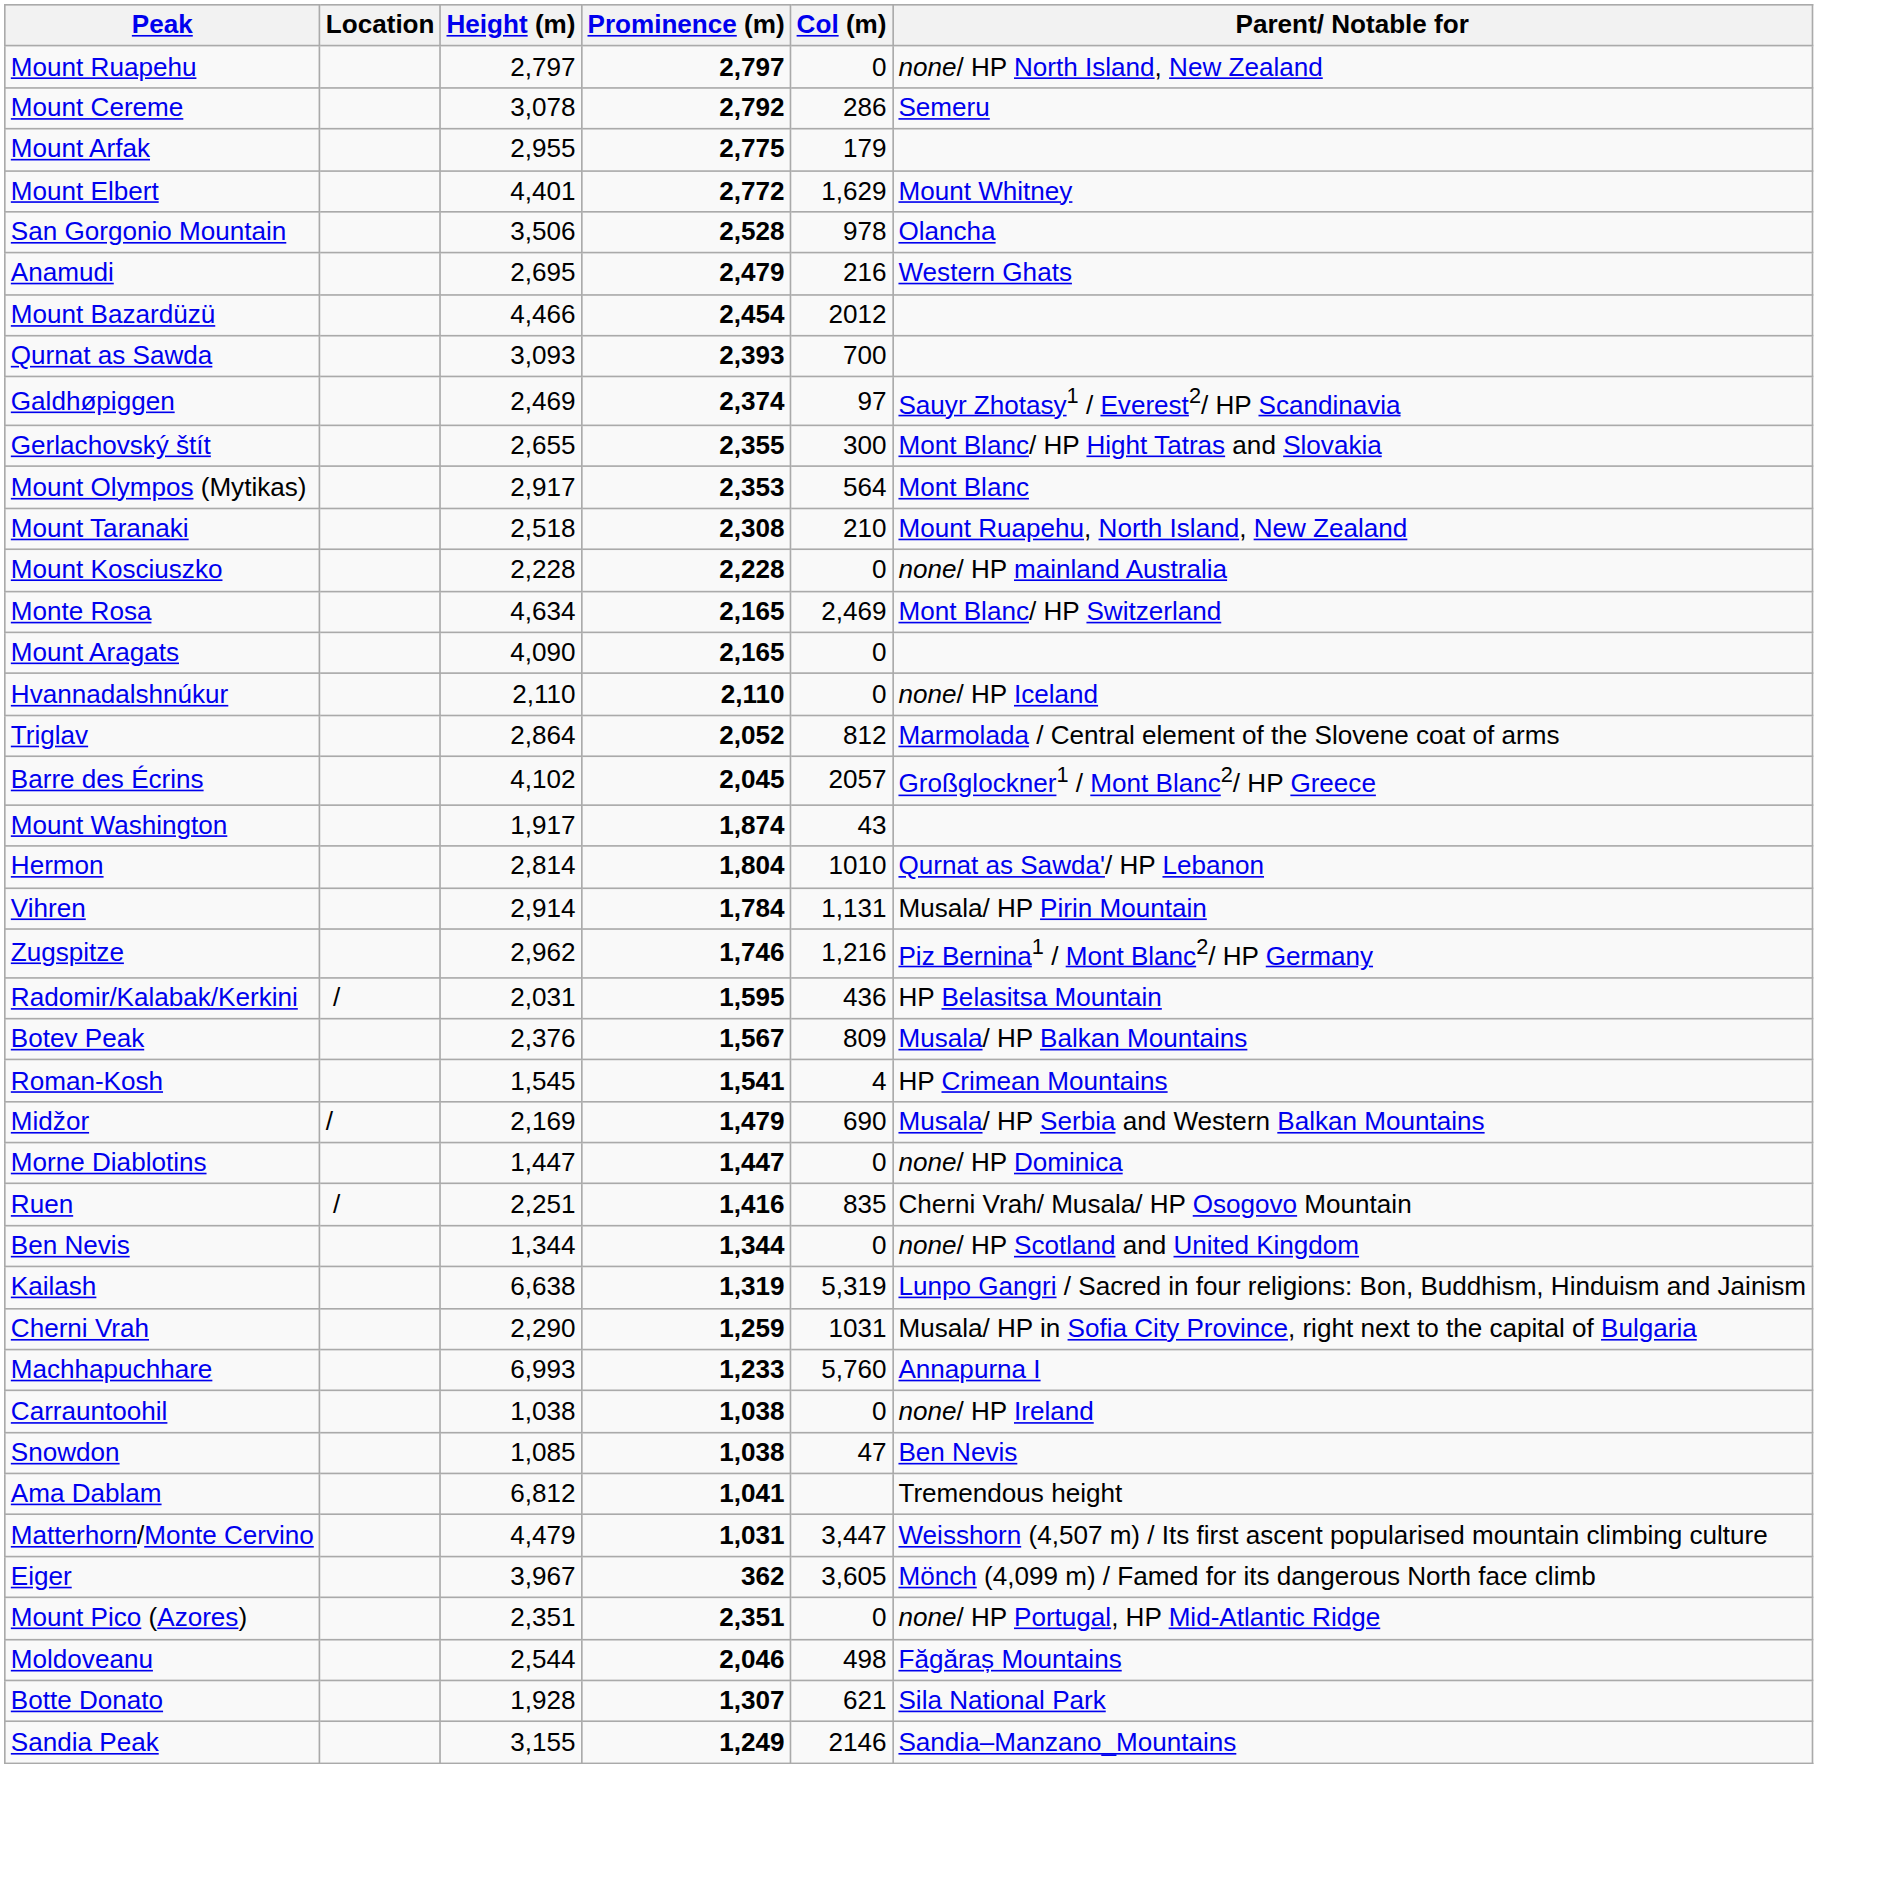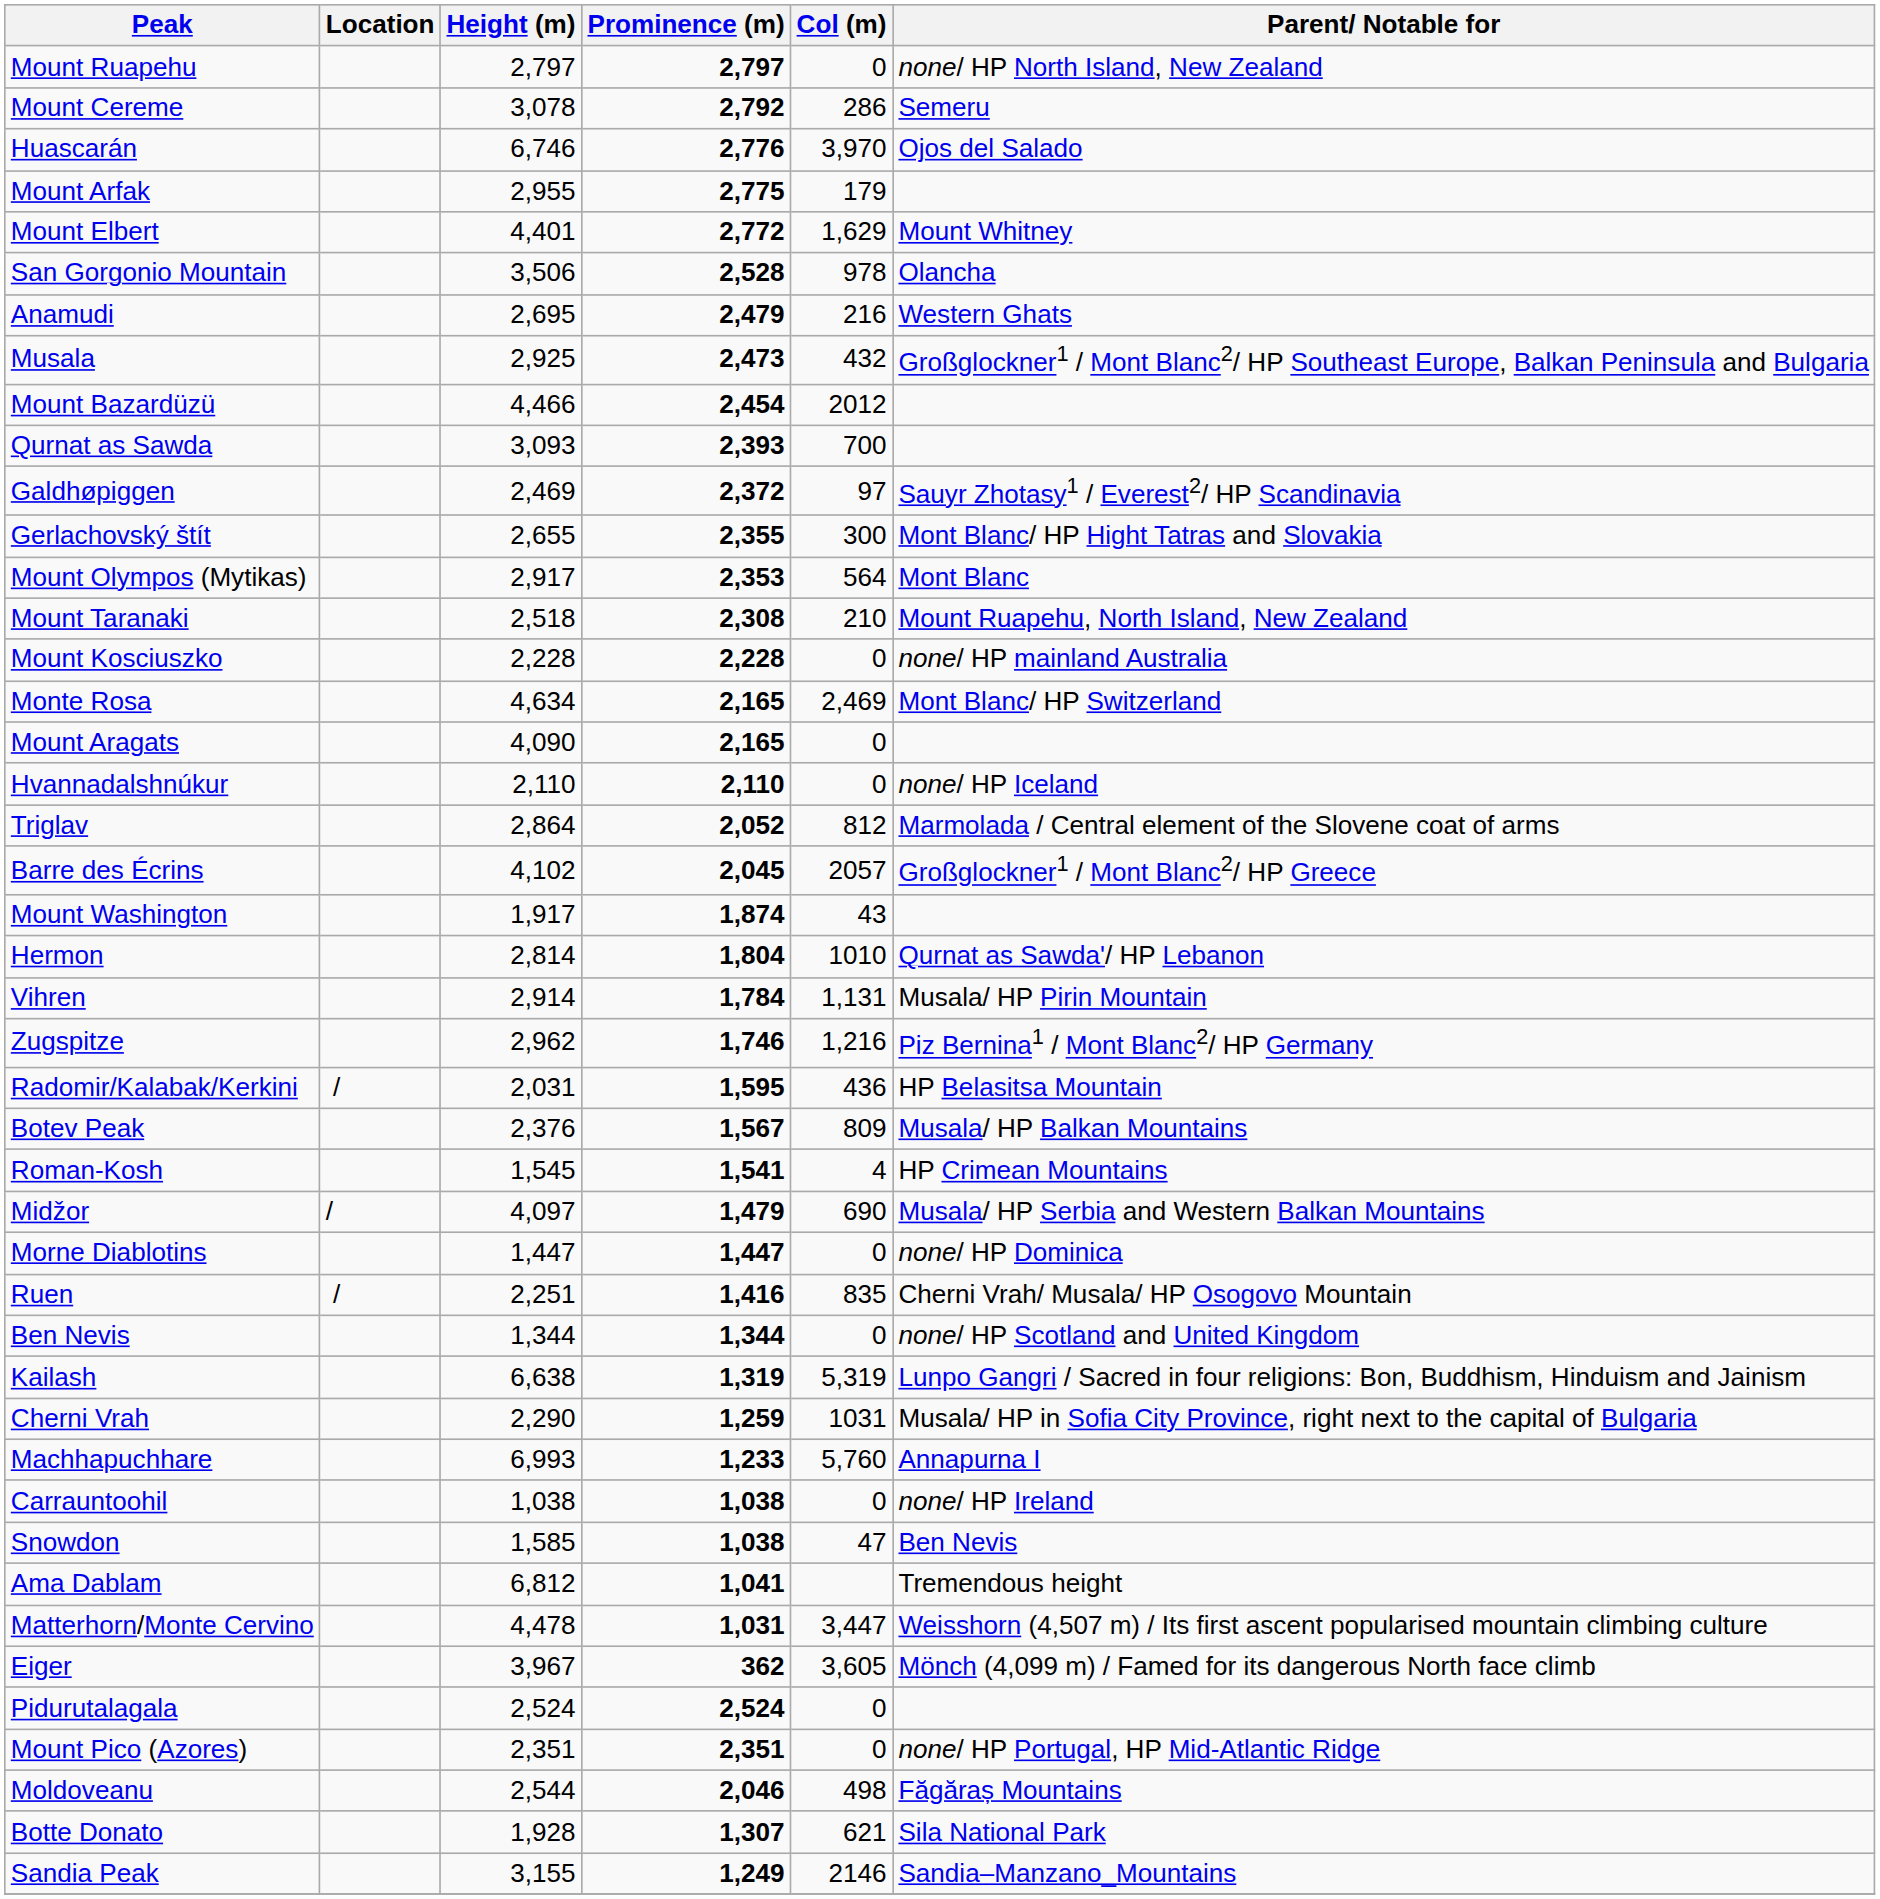+ row: (74, 149)
+ row: (53, 359)
(752, 400) 2,374 -> (752, 490) 2,372
(543, 1121) 2,169 -> (543, 1211) 4,097
(543, 1452) 1,085 -> (543, 1542) 1,585
(543, 1535) 4,479 -> (543, 1625) 4,478
+ row: (94, 1707)
